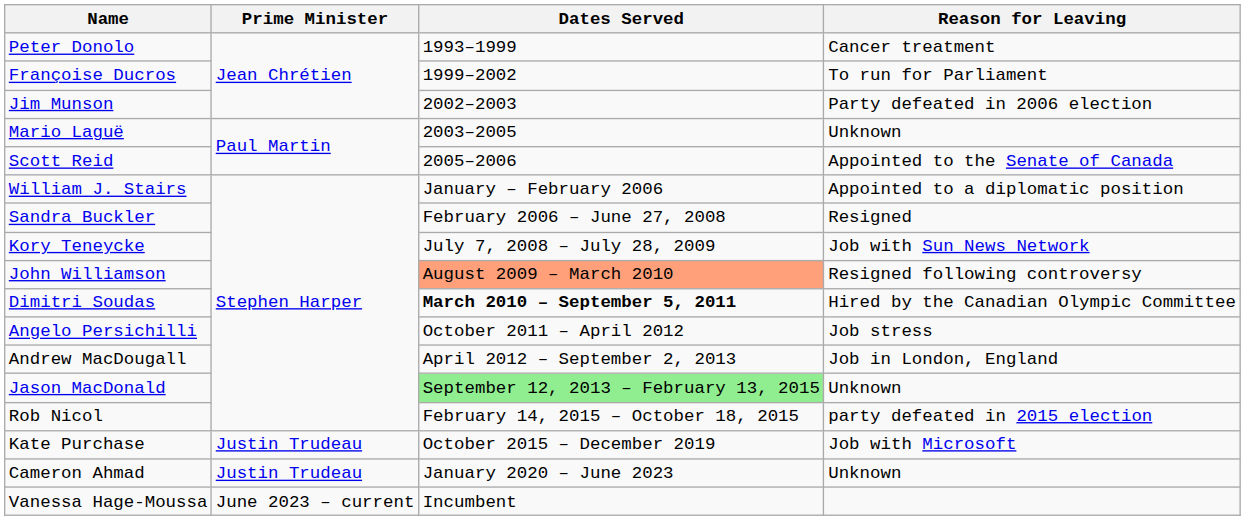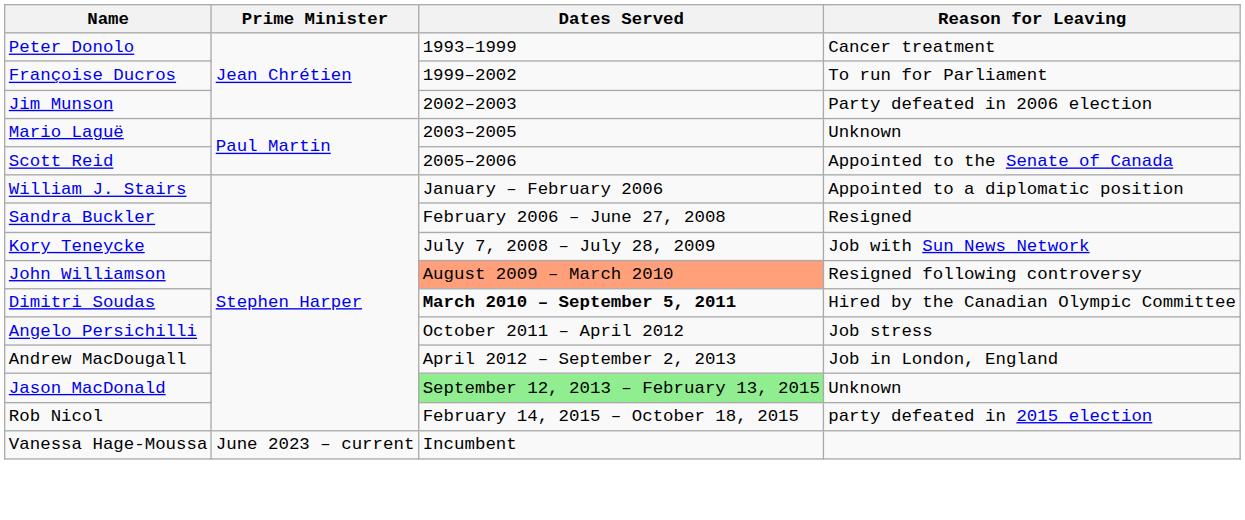- row: (77, 445)
- row: (77, 473)
